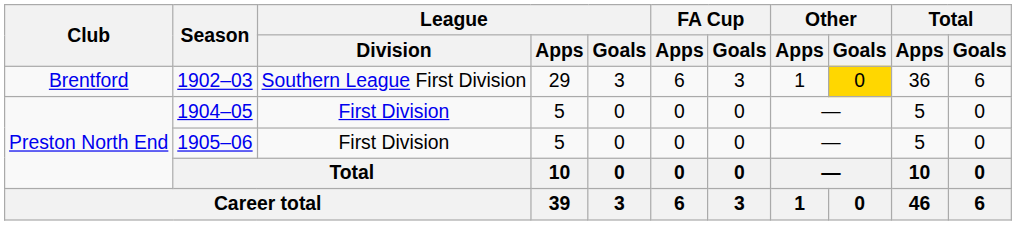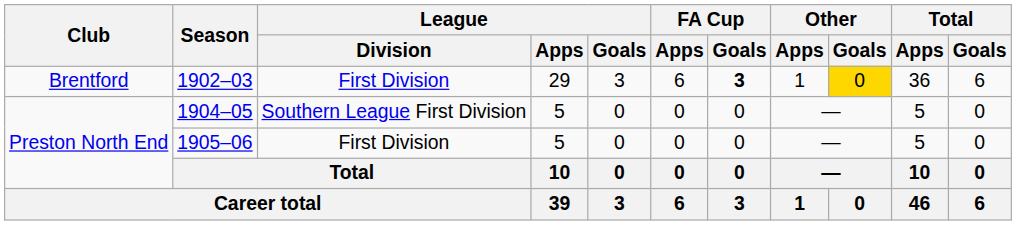(394, 81) Southern League First Division -> (394, 81) First Division
(740, 81) normal -> (740, 81) bold
(394, 111) First Division -> (394, 111) Southern League First Division
